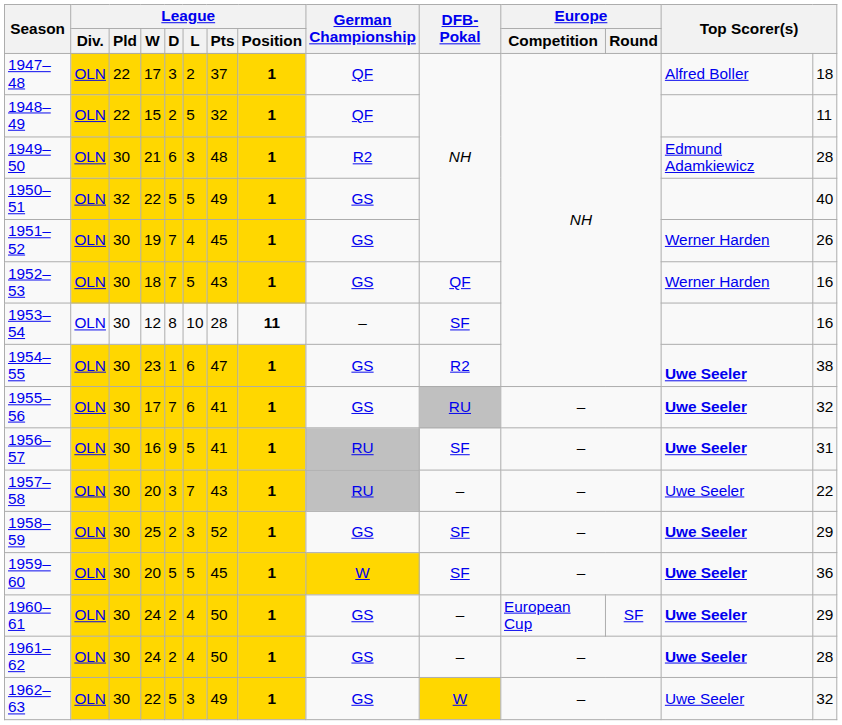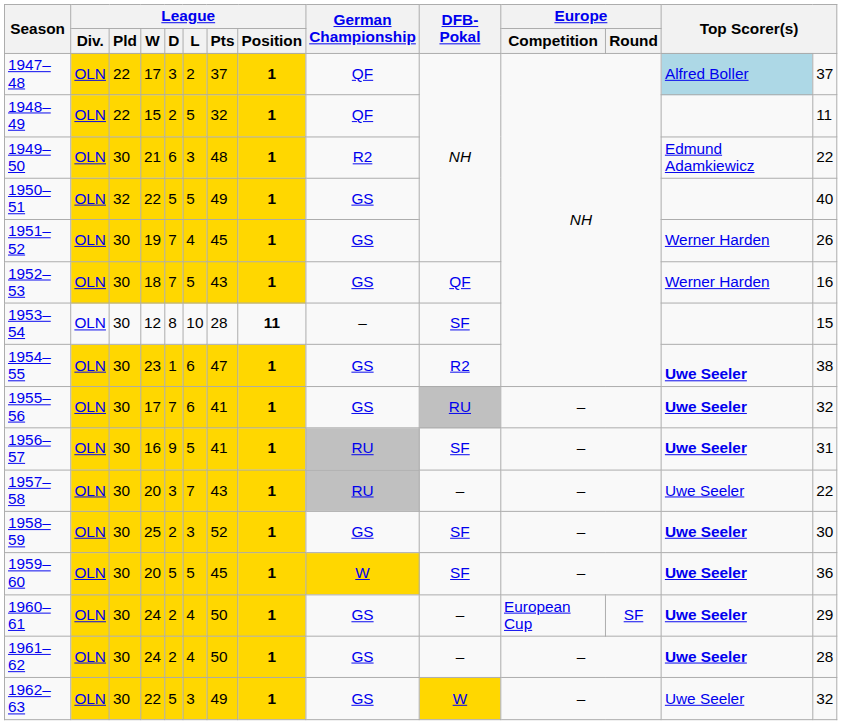(707, 74) no background -> (707, 74) lightblue background
(825, 74) 18 -> (825, 74) 37
(825, 157) 28 -> (825, 157) 22
(825, 323) 16 -> (825, 323) 15
(825, 532) 29 -> (825, 532) 30
